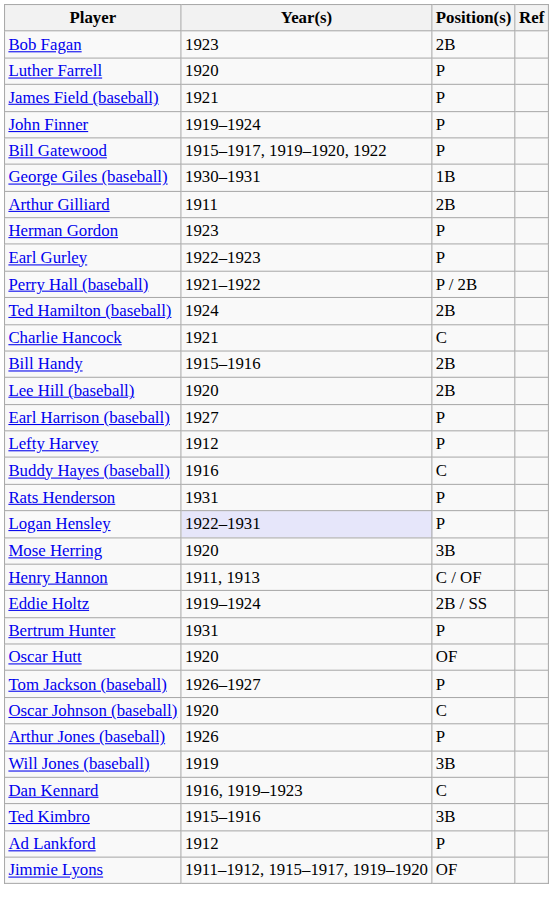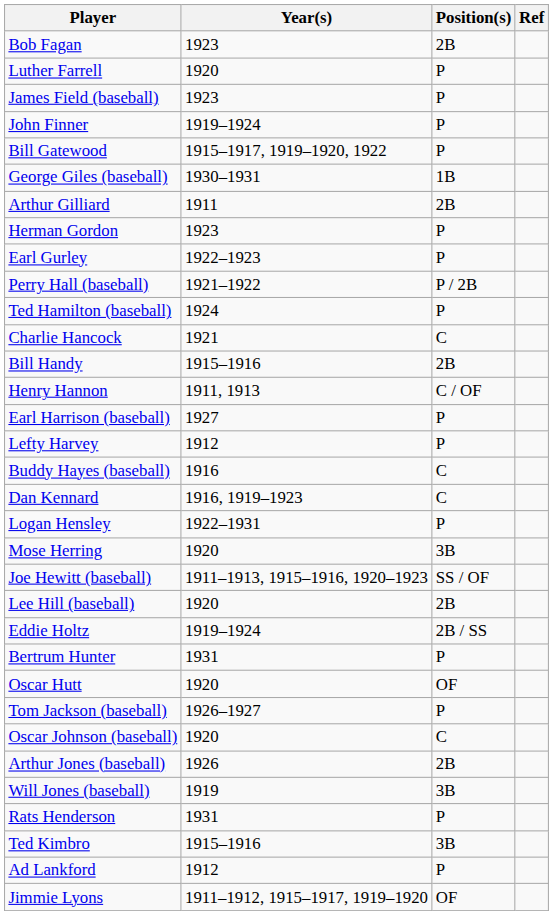(202, 97) 1921 -> (202, 97) 1923
(446, 310) 2B -> (440, 310) P
rows swapped: (58, 577) <-> (71, 390)
rows swapped: (62, 497) <-> (53, 790)
(223, 524) lavender background -> (223, 524) no background
+ row: (80, 577)
(440, 737) P -> (446, 763) 2B
